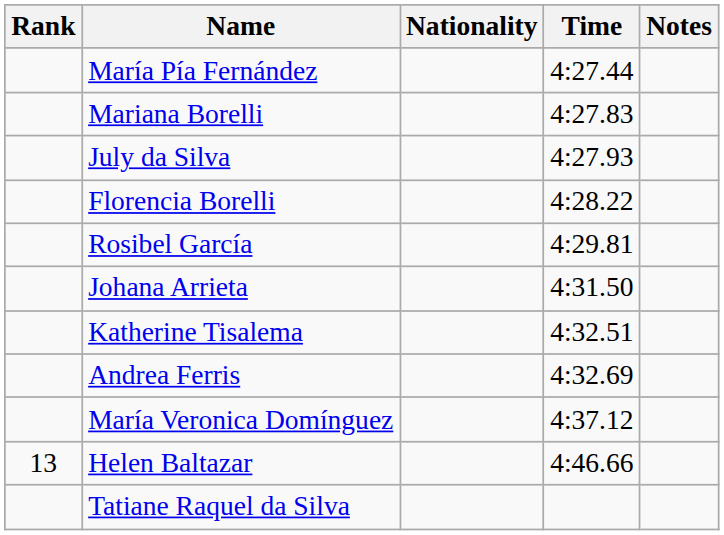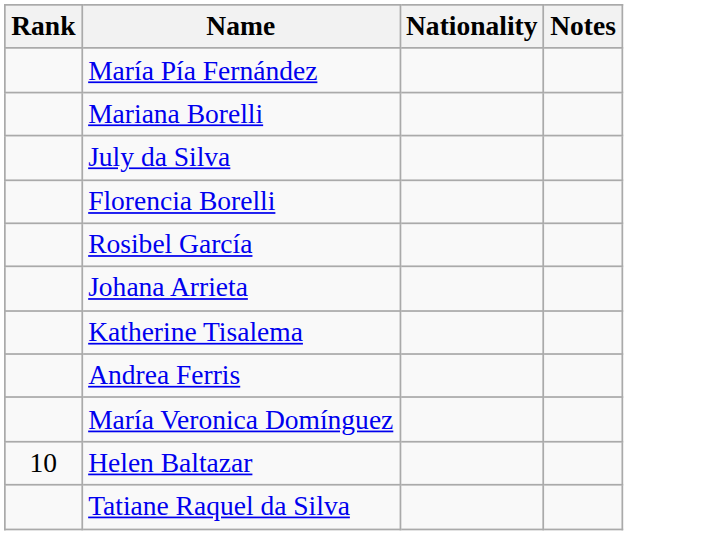- column: (592, 26)
(43, 462) 13 -> (43, 462) 10
